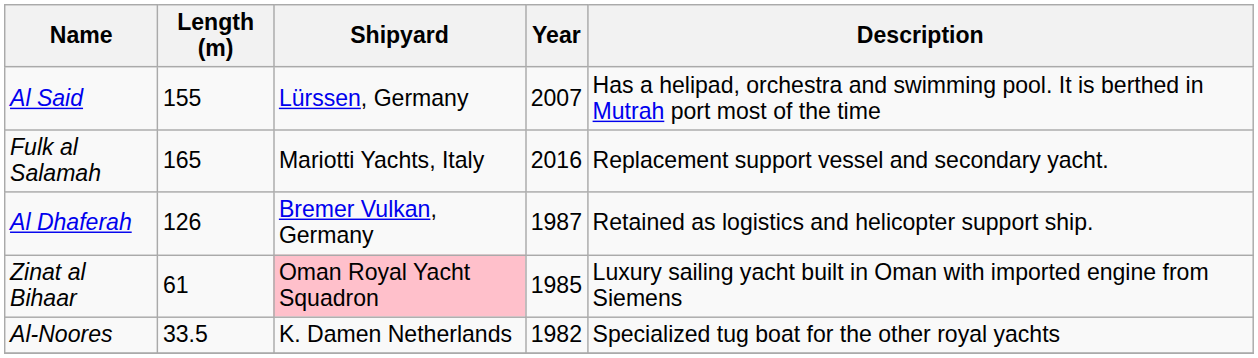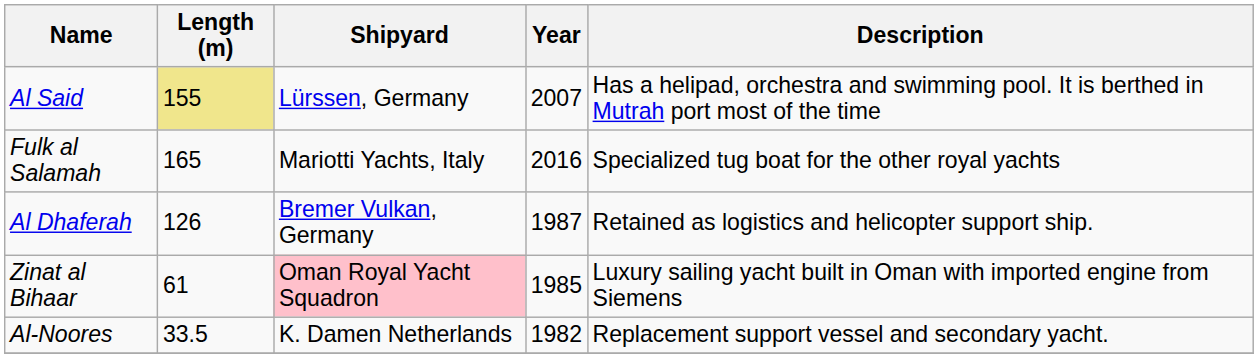(182, 98) no background -> (182, 98) khaki background
(851, 160) Replacement support vessel and secondary yacht. -> (826, 160) Specialized tug boat for the other royal yachts
(826, 335) Specialized tug boat for the other royal yachts -> (851, 335) Replacement support vessel and secondary yacht.
